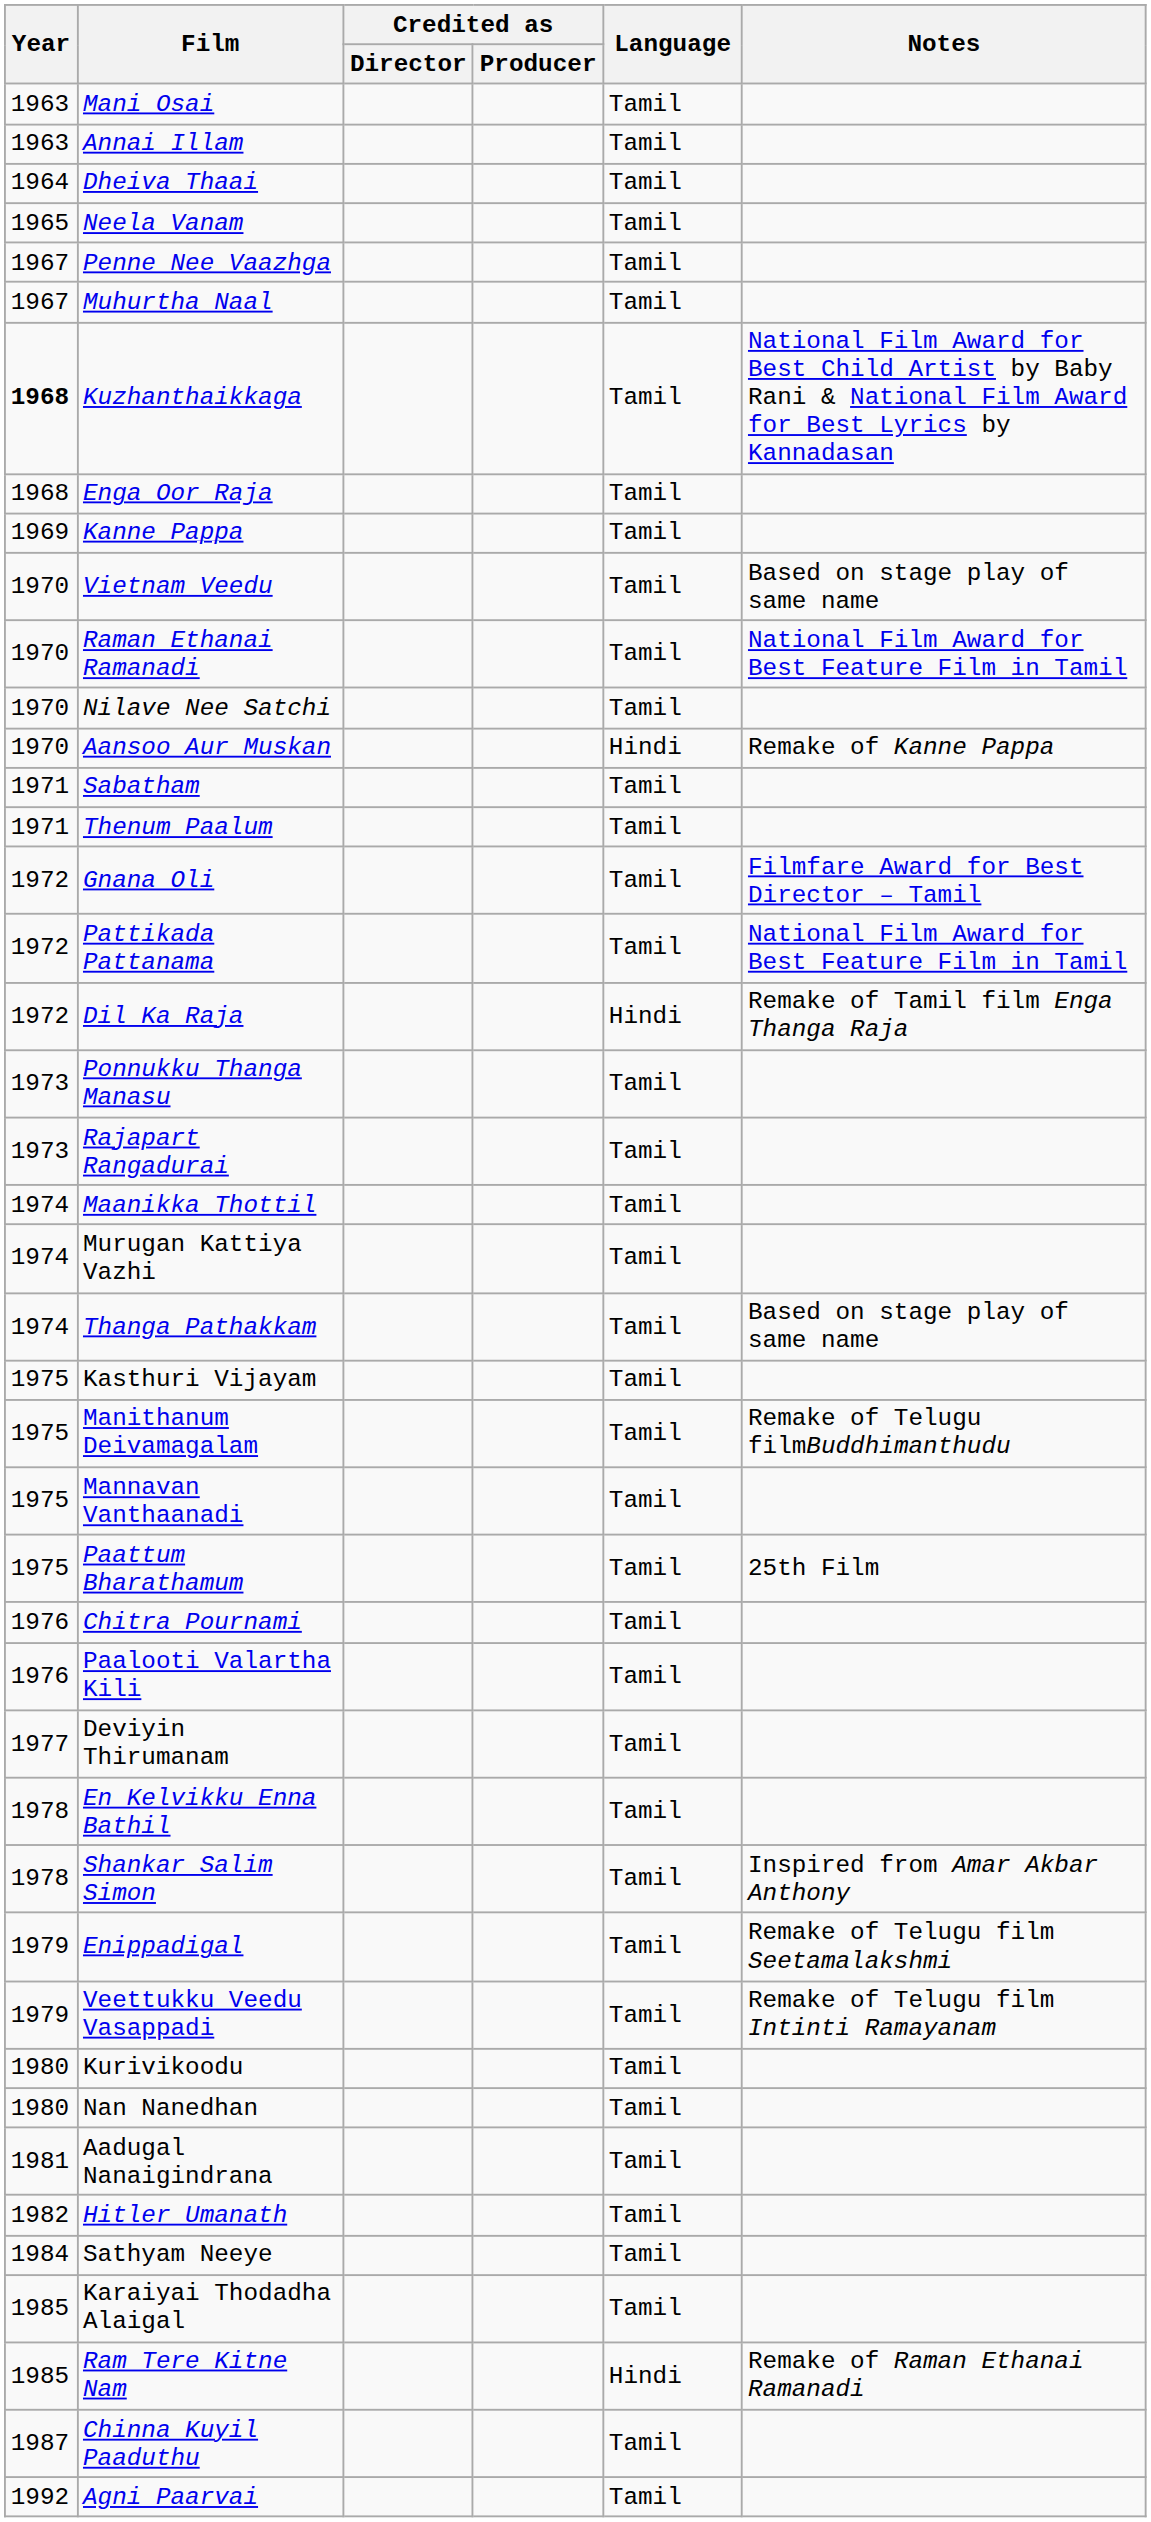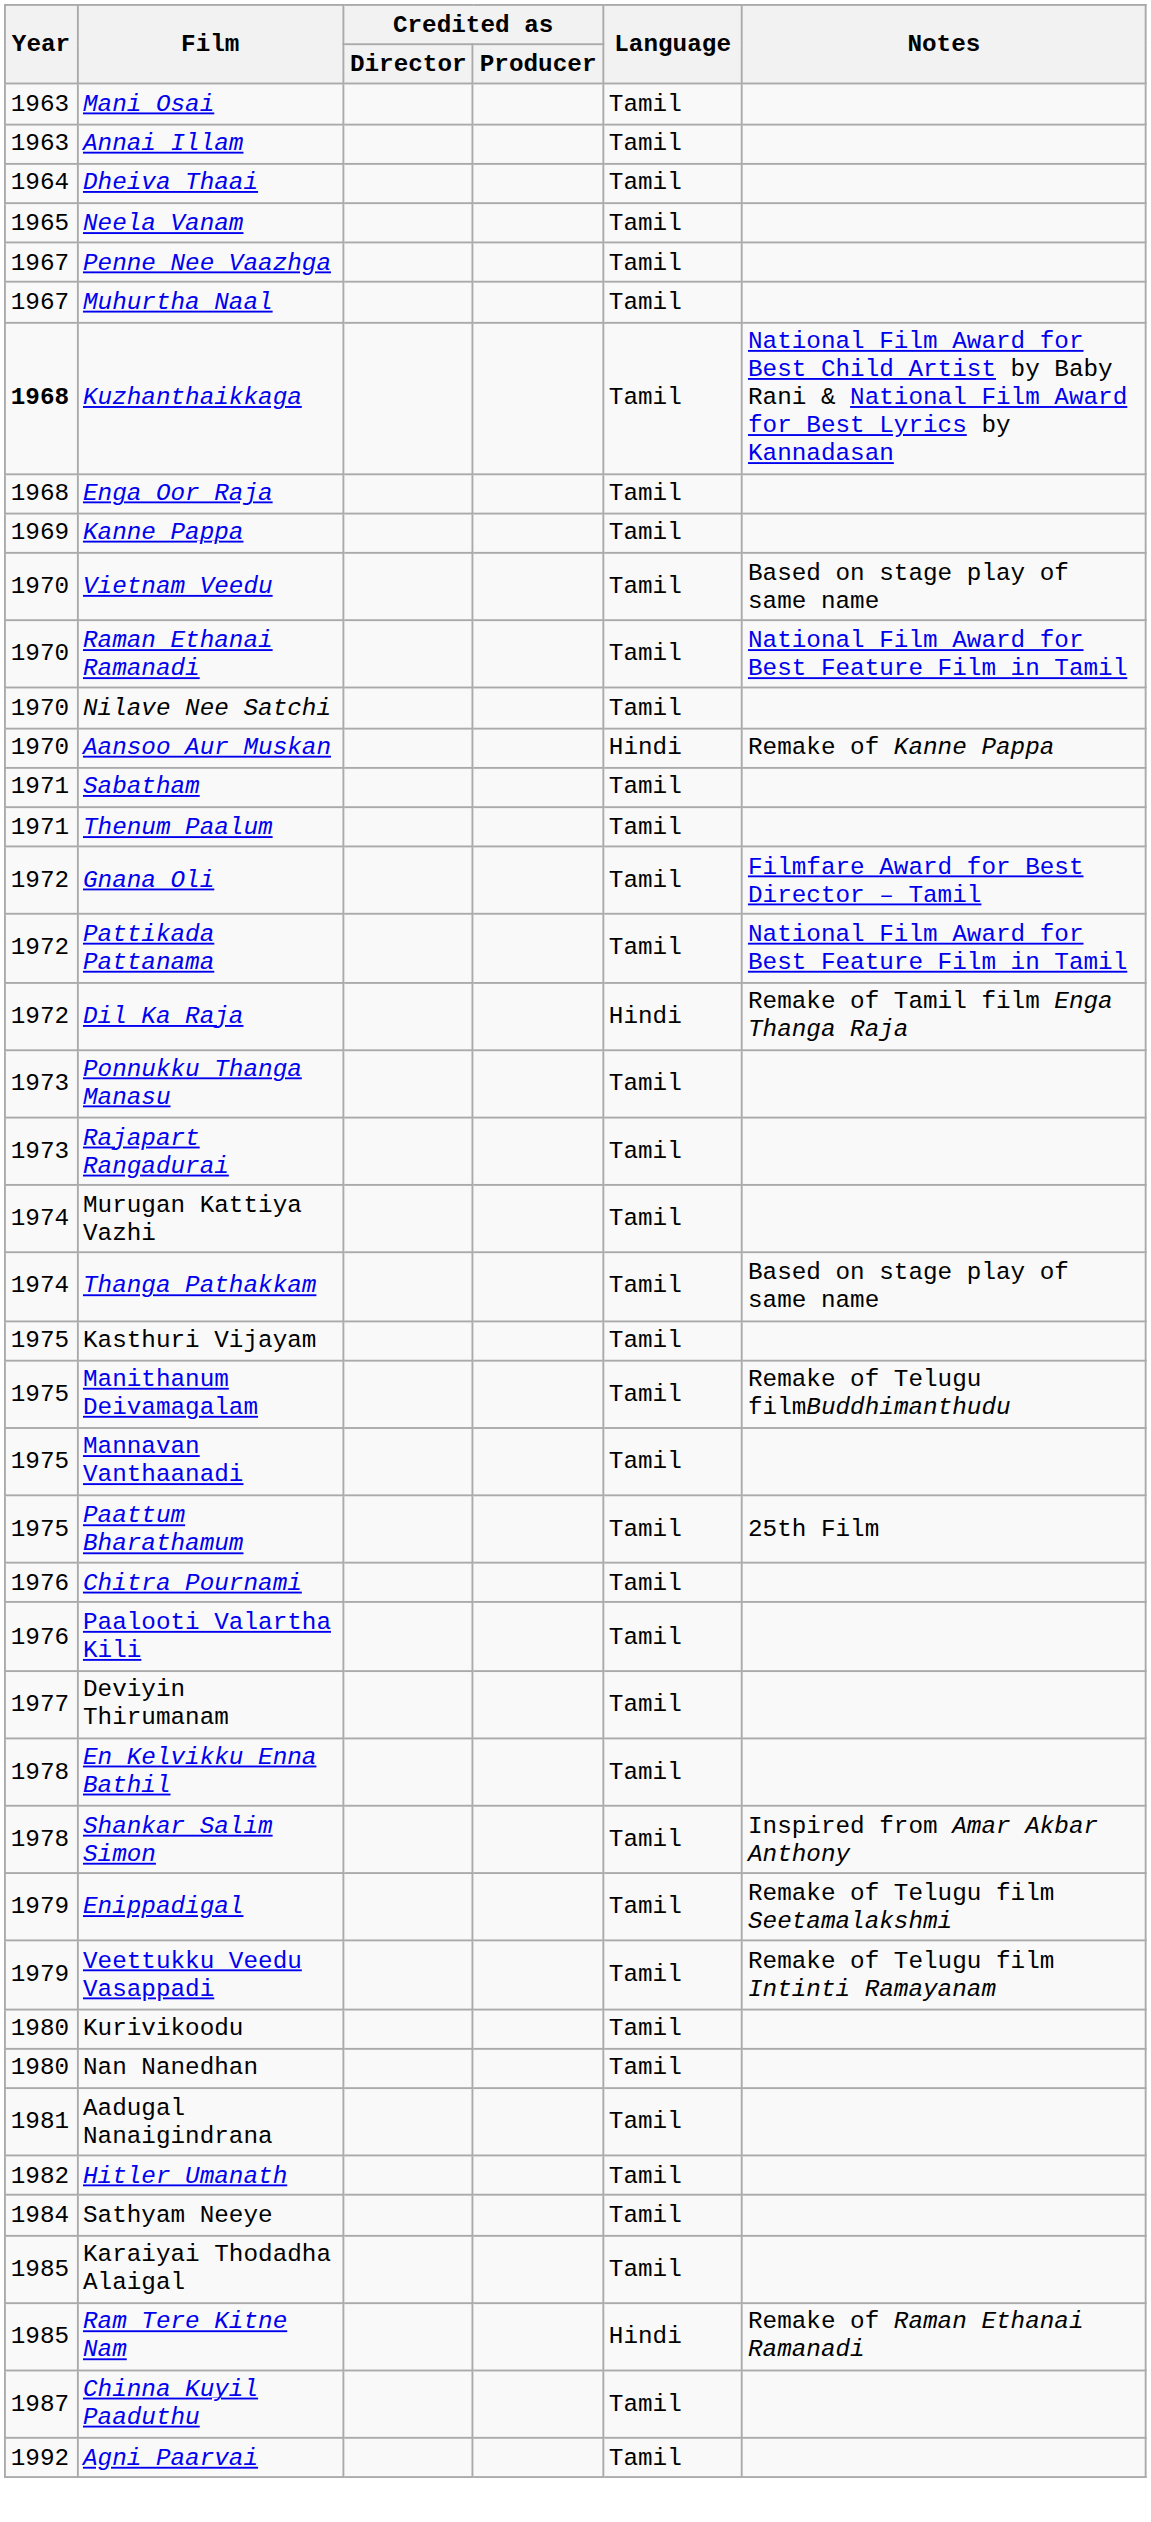- row: (200, 1205)
